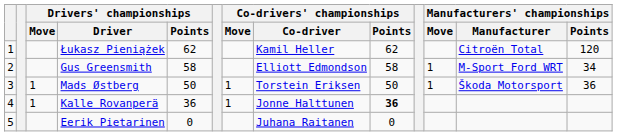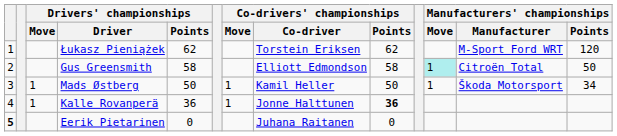(295, 50) Kamil Heller -> (308, 50) Torstein Eriksen
(501, 50) Citroën Total -> (511, 50) M-Sport Ford WRT
(430, 68) no background -> (430, 68) paleturquoise background
(511, 68) M-Sport Ford WRT -> (501, 68) Citroën Total
(589, 68) 34 -> (589, 68) 50
(308, 86) Torstein Eriksen -> (295, 86) Kamil Heller
(589, 86) 36 -> (589, 86) 34
(10, 122) normal -> (10, 122) bold
